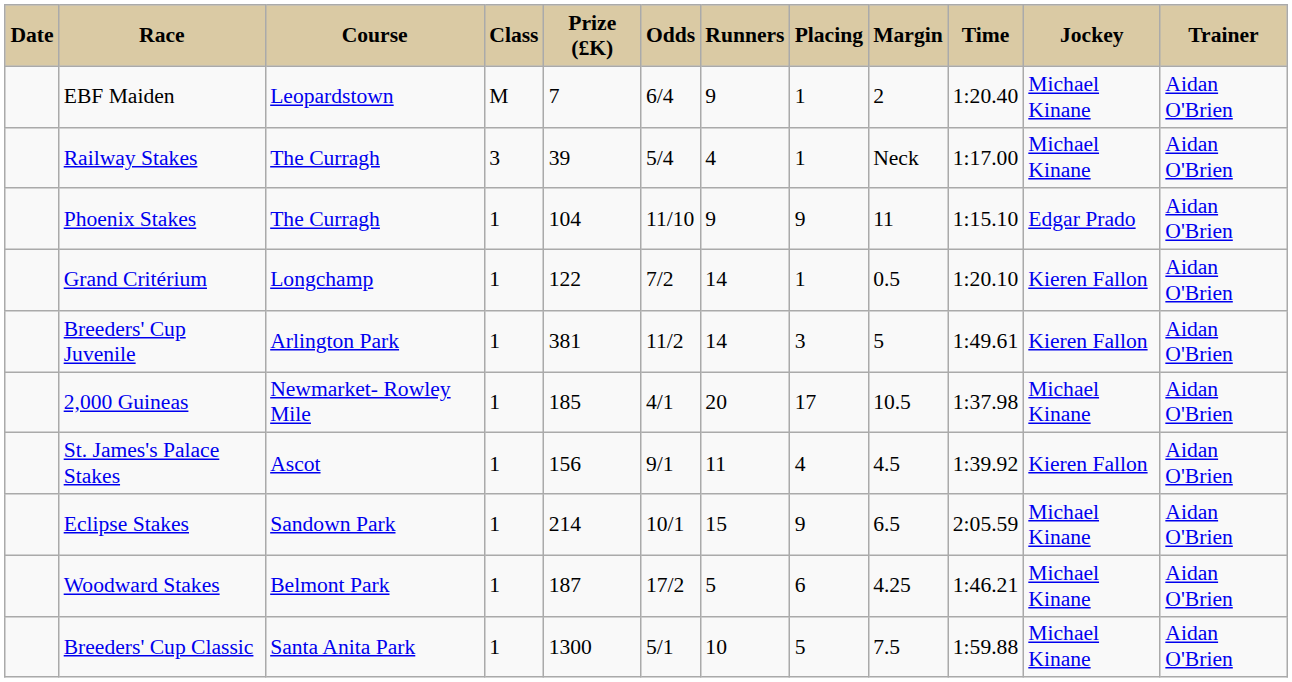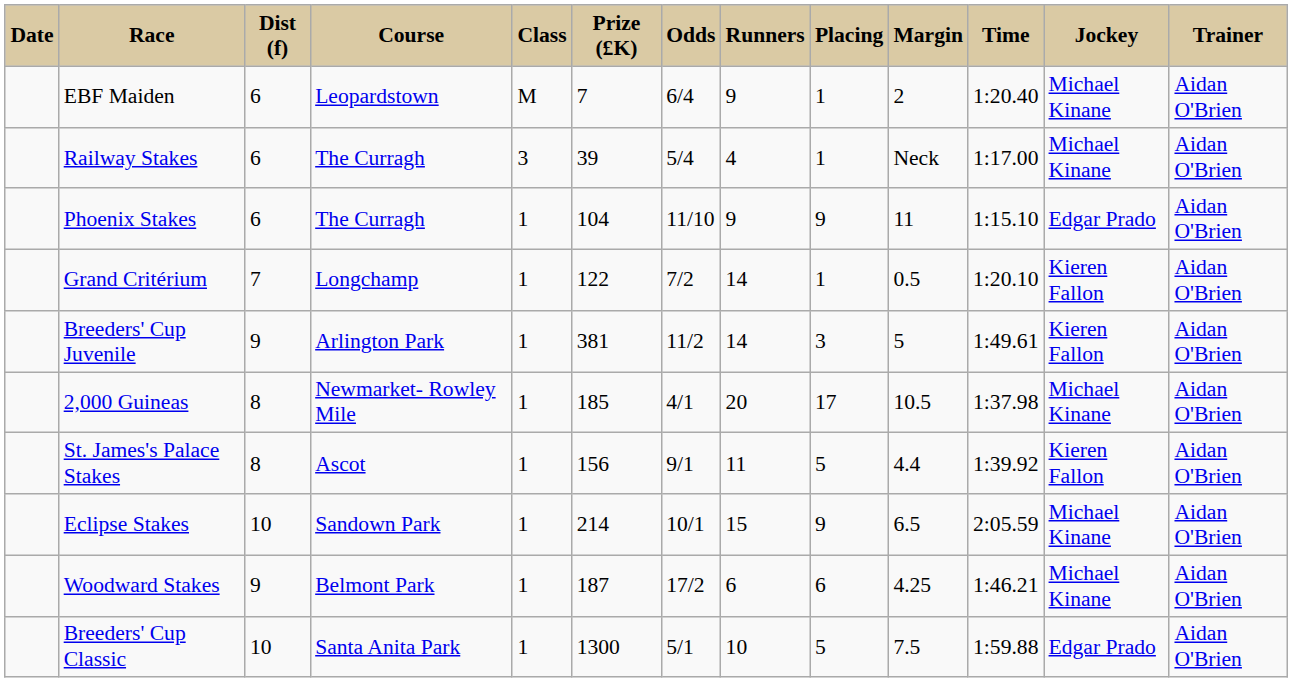+ column: (277, 35)
(800, 463) 4 -> (820, 463) 5
(887, 463) 4.5 -> (907, 463) 4.4
(711, 585) 5 -> (731, 585) 6
(1064, 646) Michael Kinane -> (1102, 646) Edgar Prado
